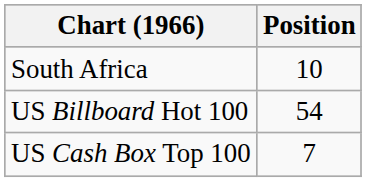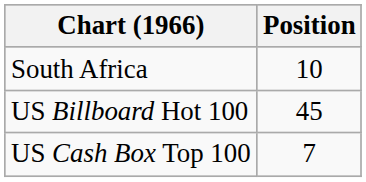(309, 111) 54 -> (309, 111) 45
